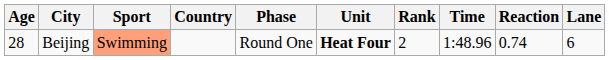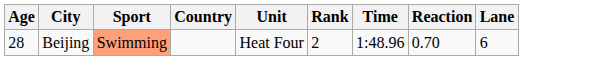- column: (276, 17)
(356, 42) bold -> (272, 42) normal
(513, 42) 0.74 -> (426, 42) 0.70
